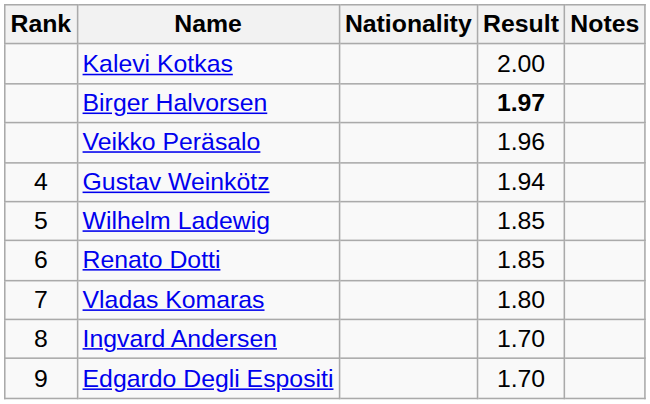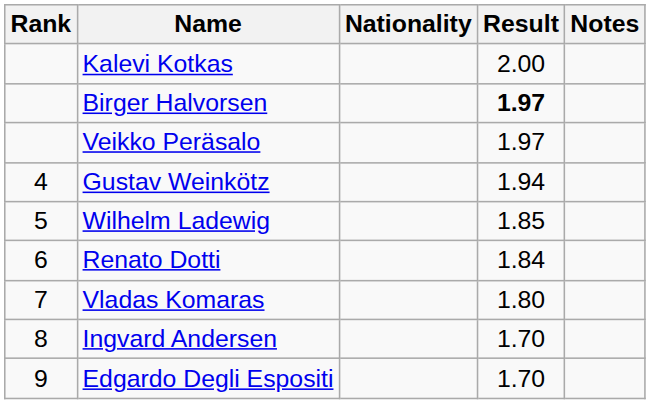(521, 142) 1.96 -> (521, 142) 1.97
(521, 260) 1.85 -> (521, 260) 1.84
